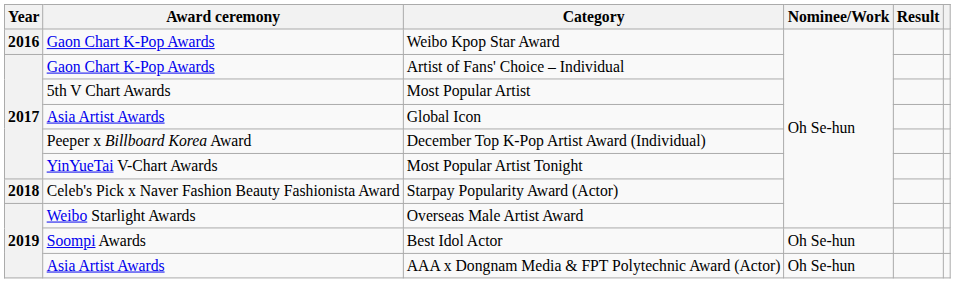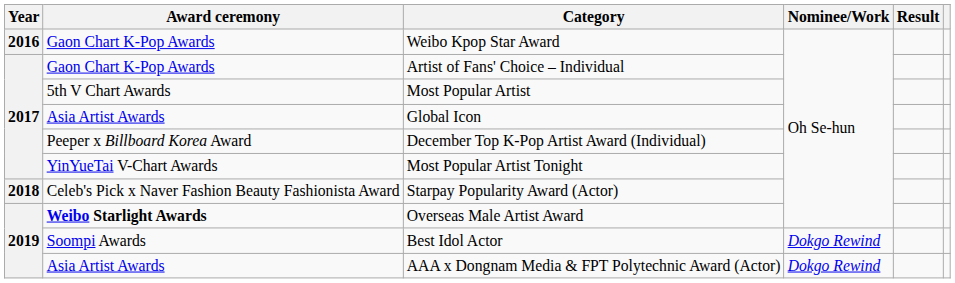(121, 215) normal -> (127, 215) bold
(821, 240) Oh Se-hun -> (834, 240) Dokgo Rewind
(821, 265) Oh Se-hun -> (834, 265) Dokgo Rewind
